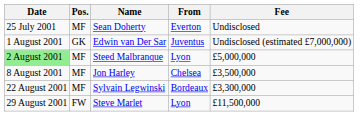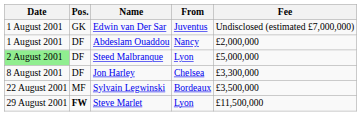- row: (119, 27)
+ row: (131, 42)
(79, 57) MF -> (78, 57) DF
(79, 73) MF -> (78, 73) DF
(234, 73) £3,500,000 -> (237, 73) £3,300,000
(234, 88) £3,300,000 -> (237, 88) £3,500,000
(79, 103) normal -> (79, 103) bold
